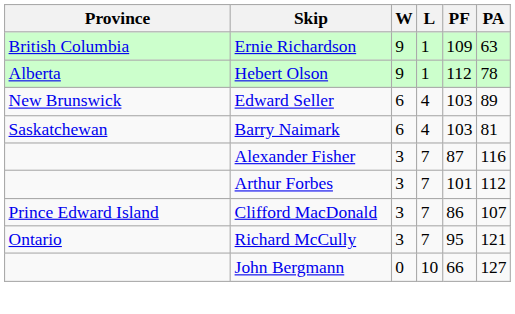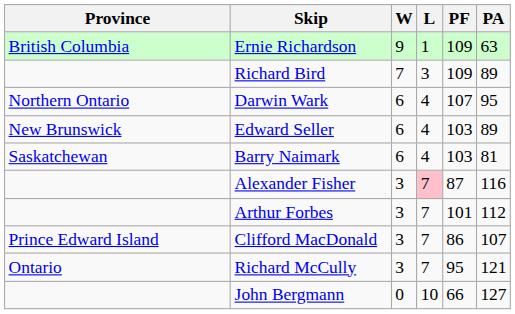- row: (281, 73)
+ row: (280, 73)
+ row: (281, 101)
(425, 156) no background -> (425, 184) pink background
